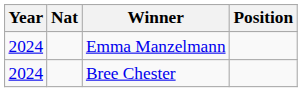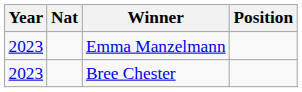(26, 45) 2024 -> (26, 45) 2023
(26, 73) 2024 -> (26, 73) 2023
